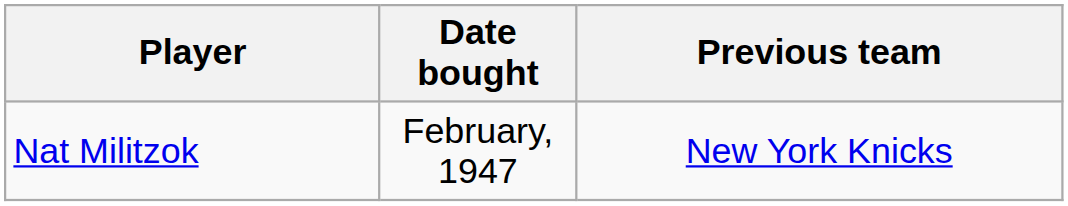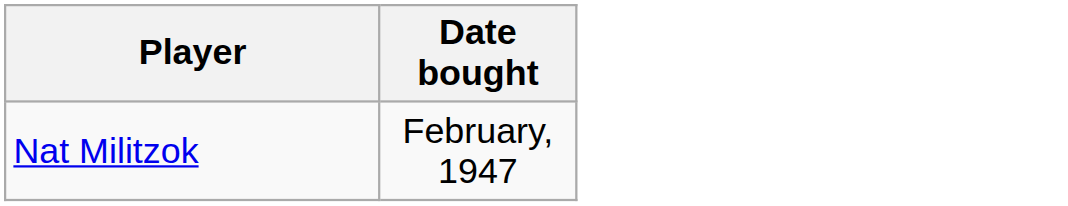- column: (819, 53)
